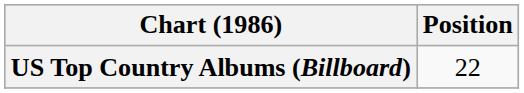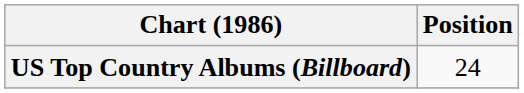(468, 66) 22 -> (468, 66) 24
